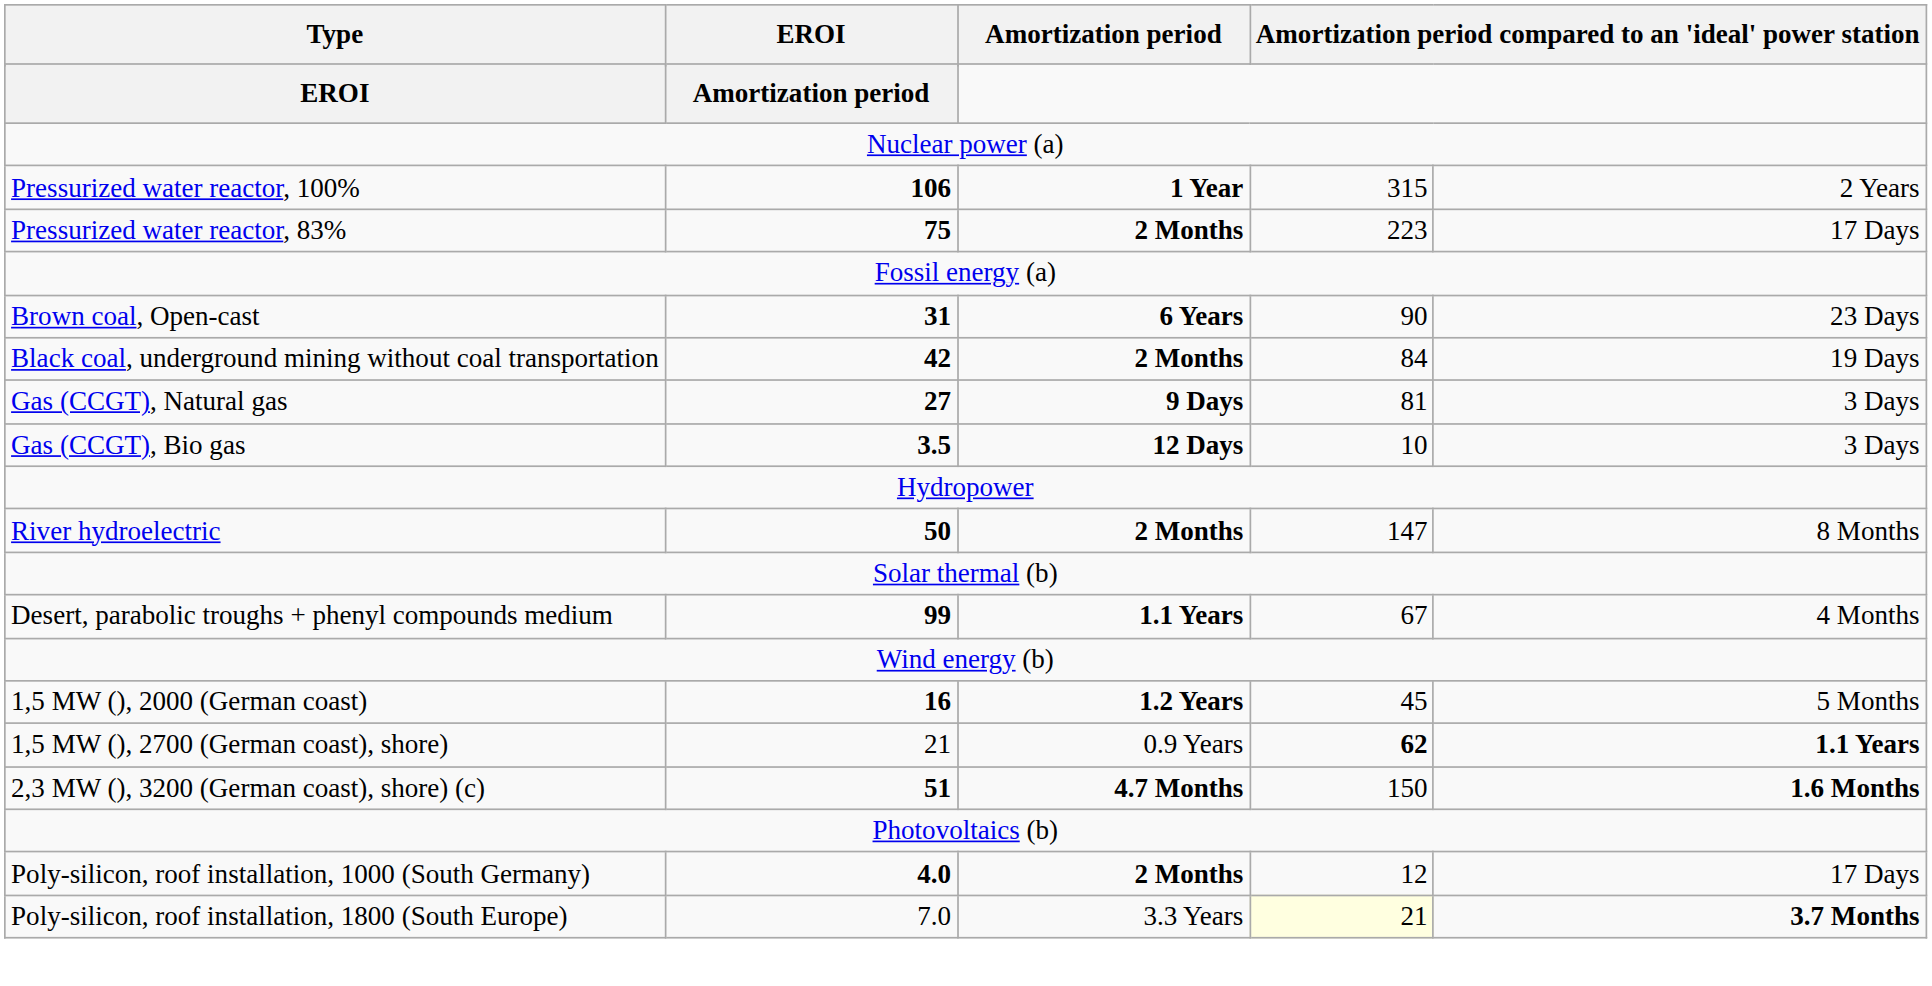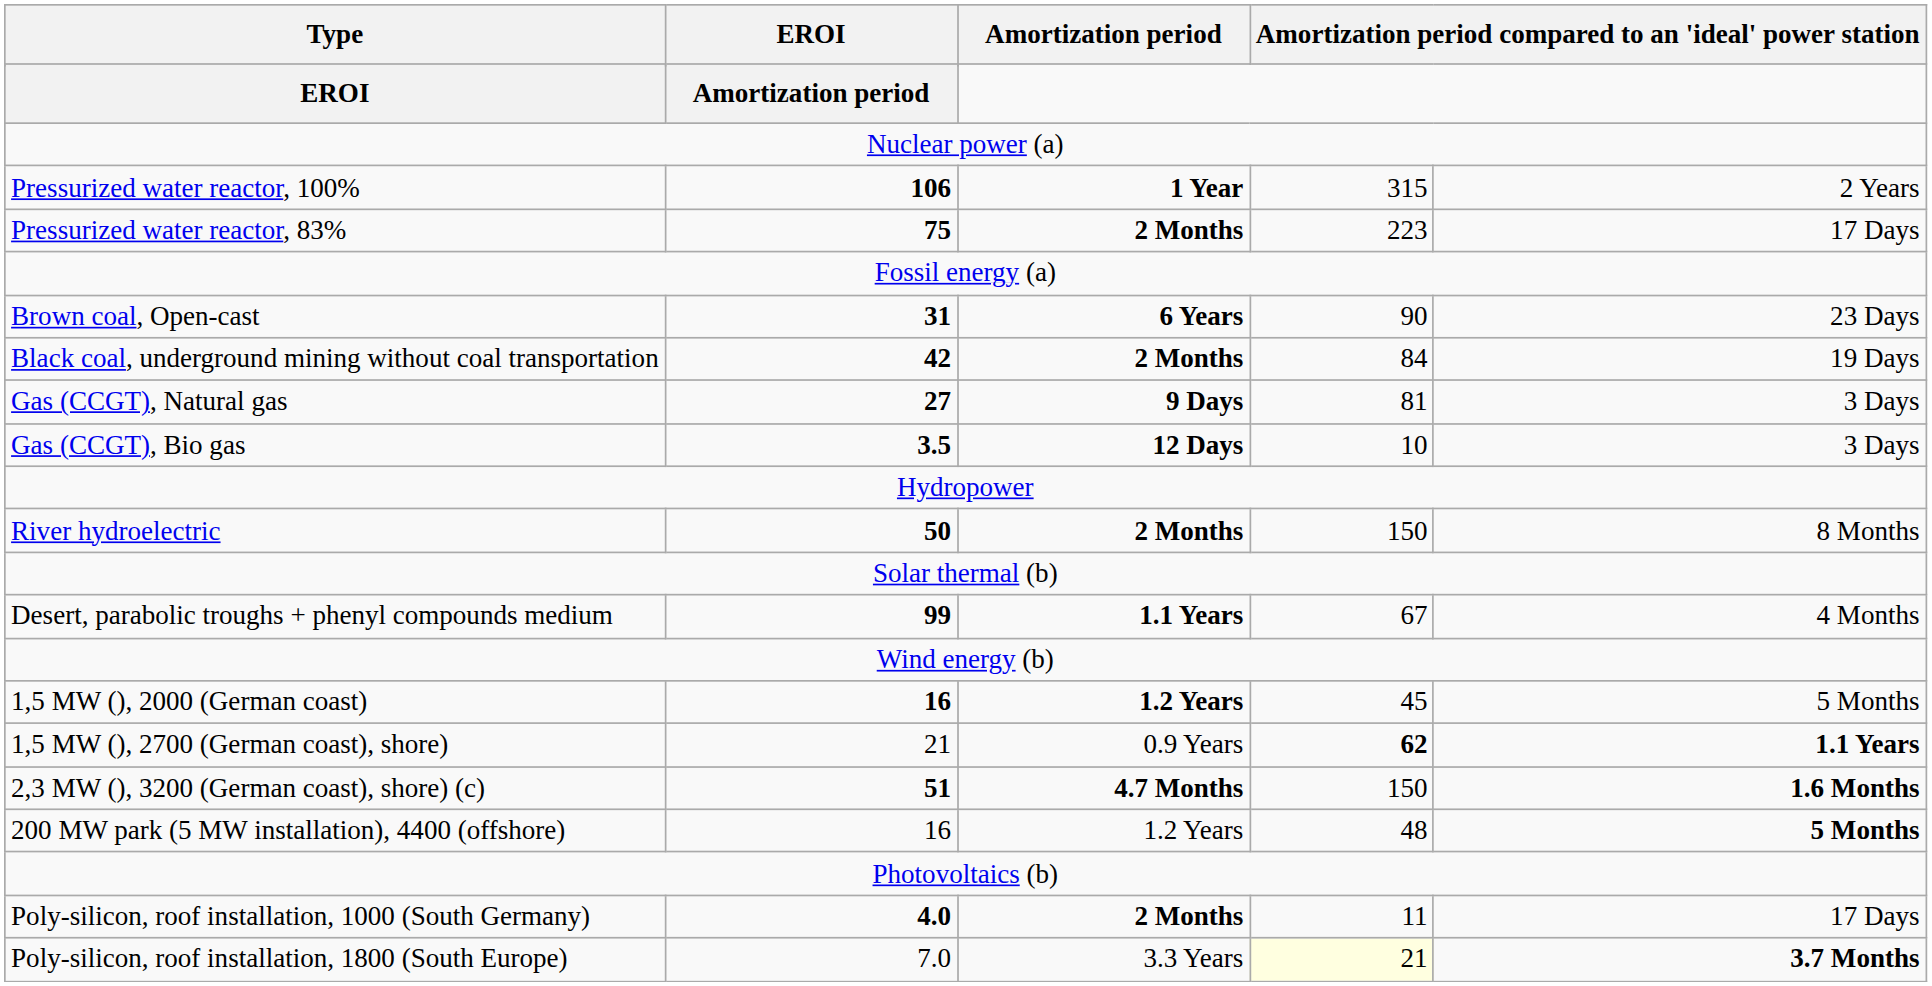(1407, 530) 147 -> (1407, 530) 150
+ row: (288, 830)
(1414, 873) 12 -> (1414, 916) 11
